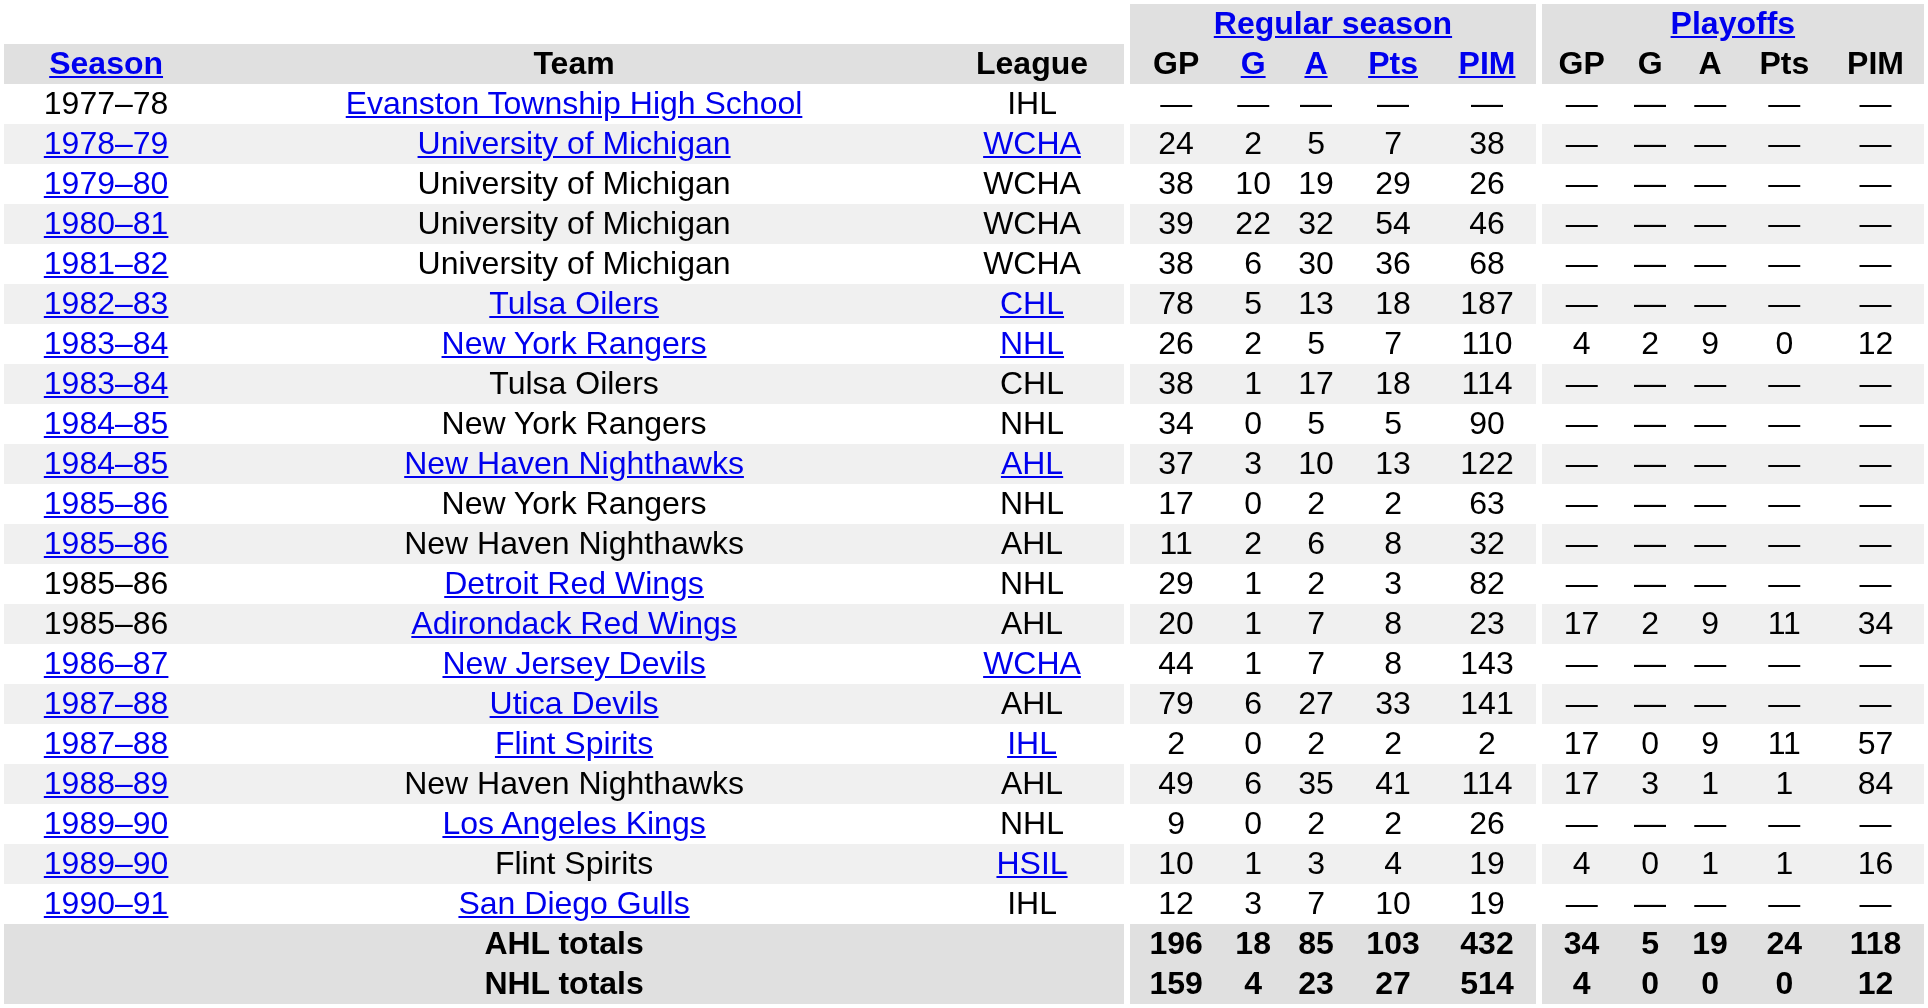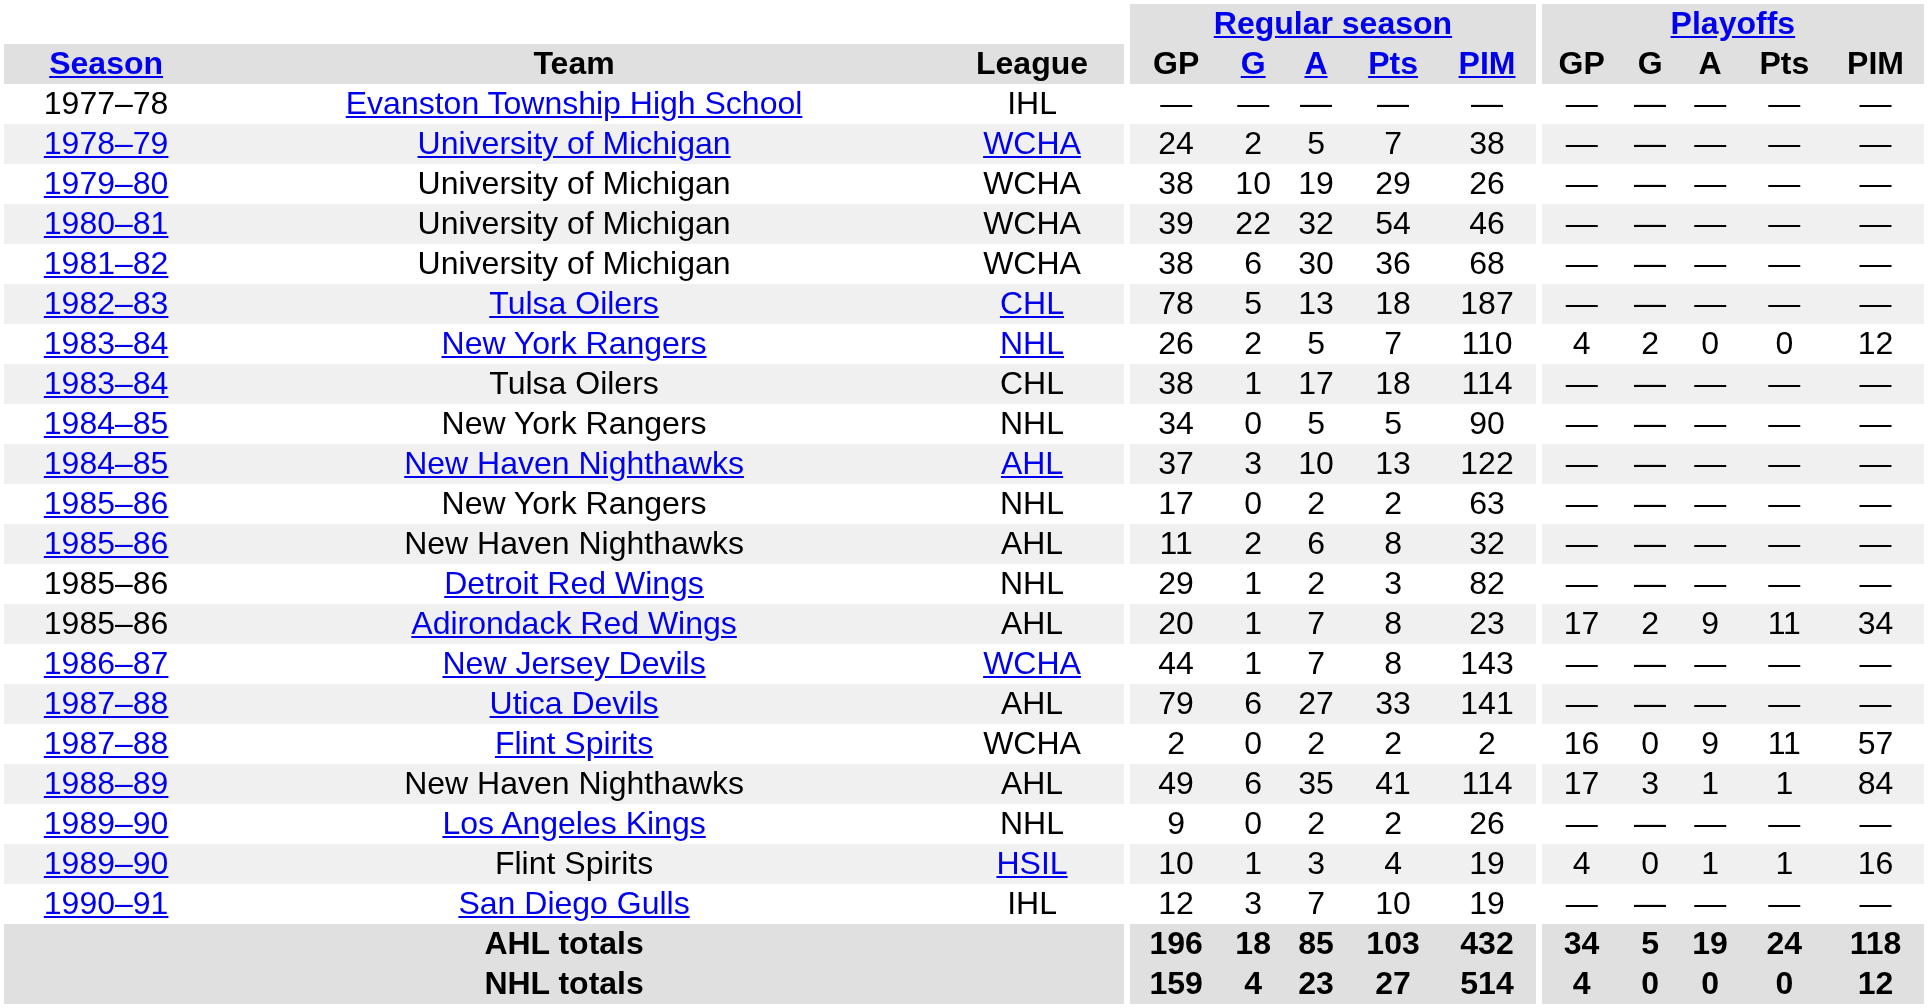(1710, 343) 9 -> (1710, 343) 0
(1032, 743) IHL -> (1032, 743) WCHA
(1582, 743) 17 -> (1582, 743) 16
